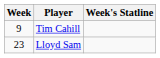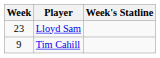rows swapped: (58, 28) <-> (58, 45)
